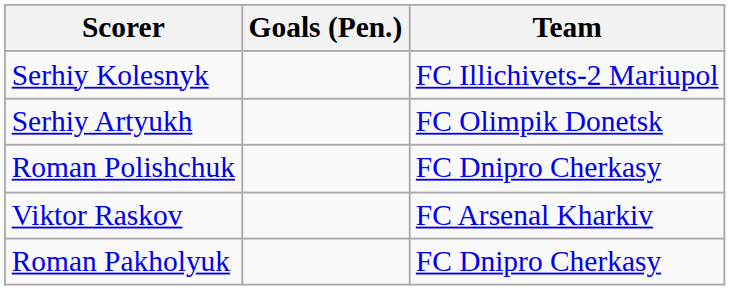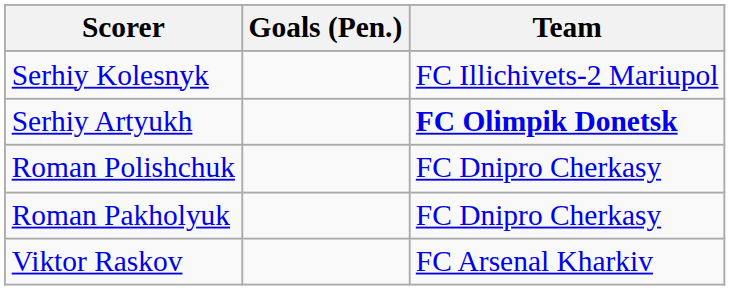(539, 121) normal -> (547, 121) bold
rows swapped: (97, 214) <-> (121, 261)
